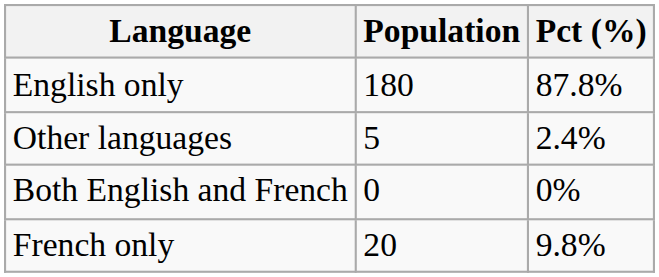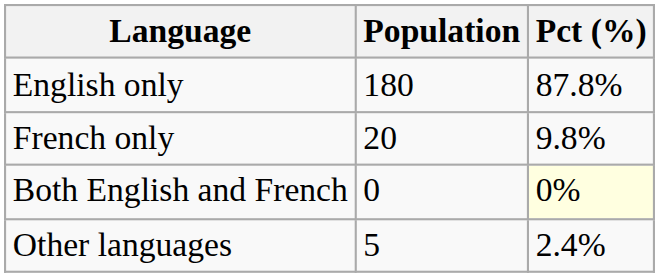rows swapped: (94, 244) <-> (122, 137)
(558, 191) no background -> (558, 191) lightyellow background
